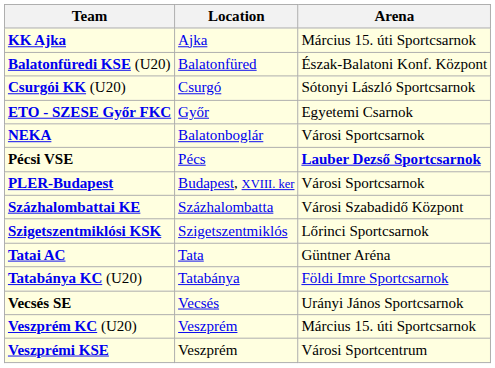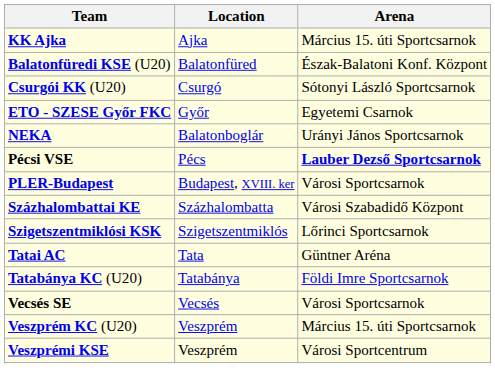(363, 135) Városi Sportcsarnok -> (382, 135) Urányi János Sportcsarnok
(382, 302) Urányi János Sportcsarnok -> (363, 302) Városi Sportcsarnok
